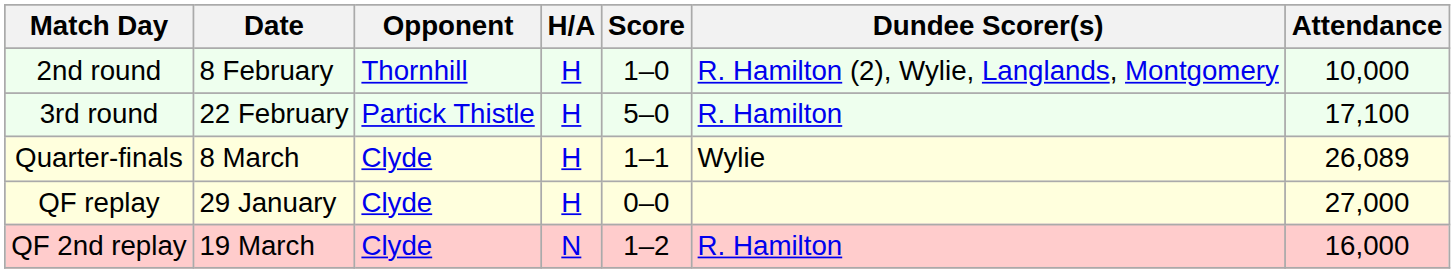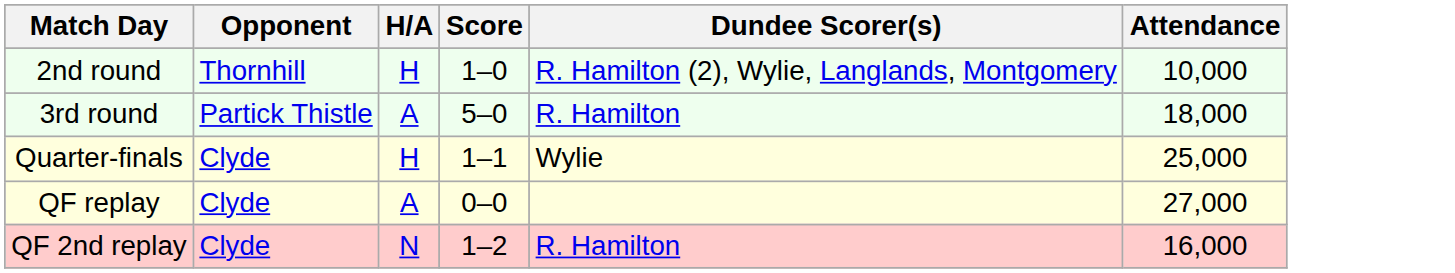- column: (274, 26)
(571, 114) H -> (409, 114) A
(1367, 114) 17,100 -> (1205, 114) 18,000
(1367, 158) 26,089 -> (1205, 158) 25,000
(571, 202) H -> (409, 202) A
